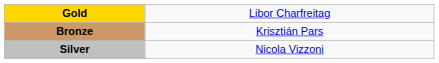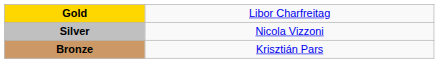rows swapped: (75, 49) <-> (75, 31)
